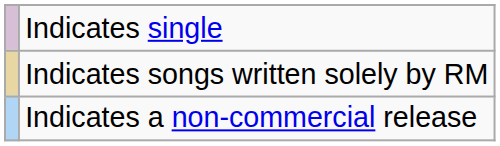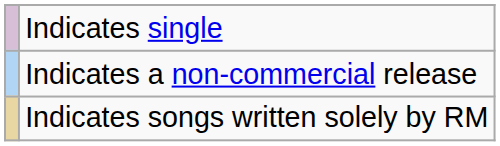rows swapped: (251, 119) <-> (257, 73)
